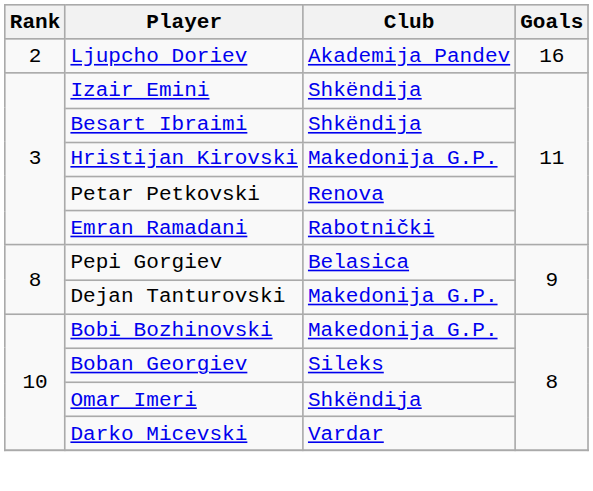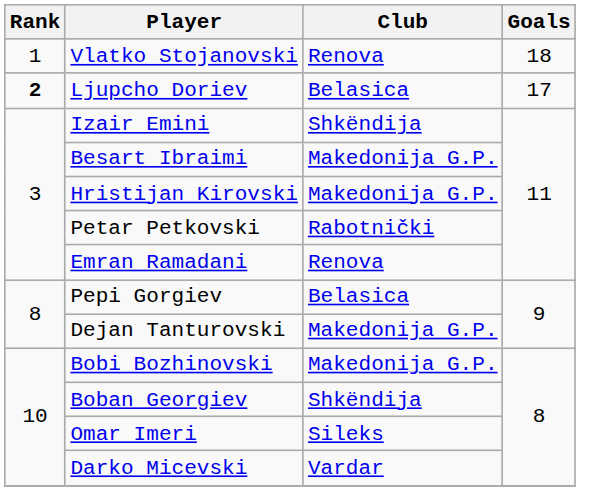+ row: (184, 56)
(35, 56) normal -> (35, 91) bold
(409, 56) Akademija Pandev -> (359, 91) Belasica
(552, 56) 16 -> (539, 91) 17
(365, 125) Shkëndija -> (403, 159) Makedonija G.P.
(346, 194) Renova -> (371, 228) Rabotnički
(371, 228) Rabotnički -> (346, 262) Renova
(346, 365) Sileks -> (365, 400) Shkëndija
(365, 400) Shkëndija -> (346, 434) Sileks
